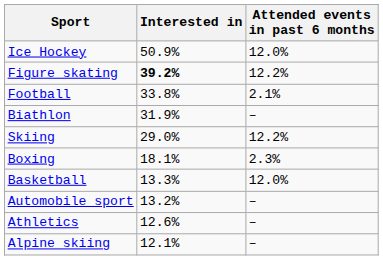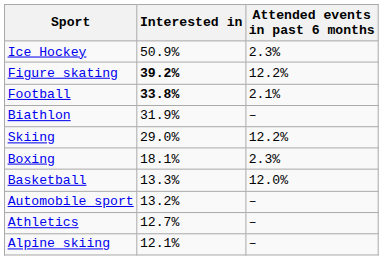(268, 52) 12.0% -> (264, 52) 2.3%
(160, 95) normal -> (160, 95) bold
(160, 223) 12.6% -> (160, 223) 12.7%
